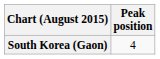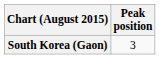(133, 44) 4 -> (133, 44) 3
